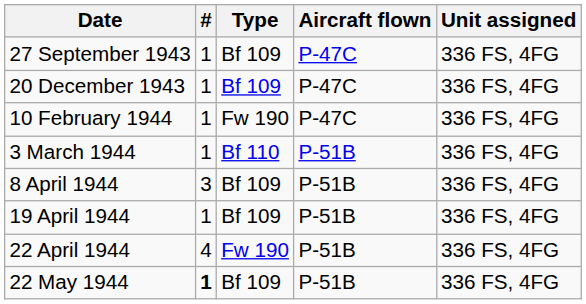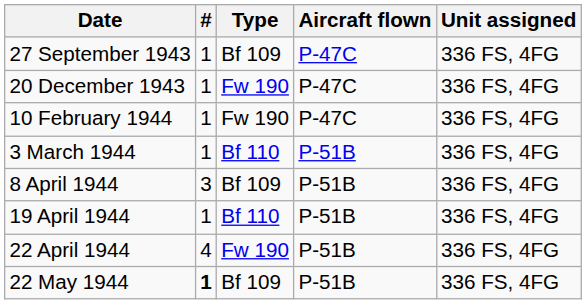(251, 86) Bf 109 -> (255, 86) Fw 190
(251, 217) Bf 109 -> (250, 217) Bf 110
